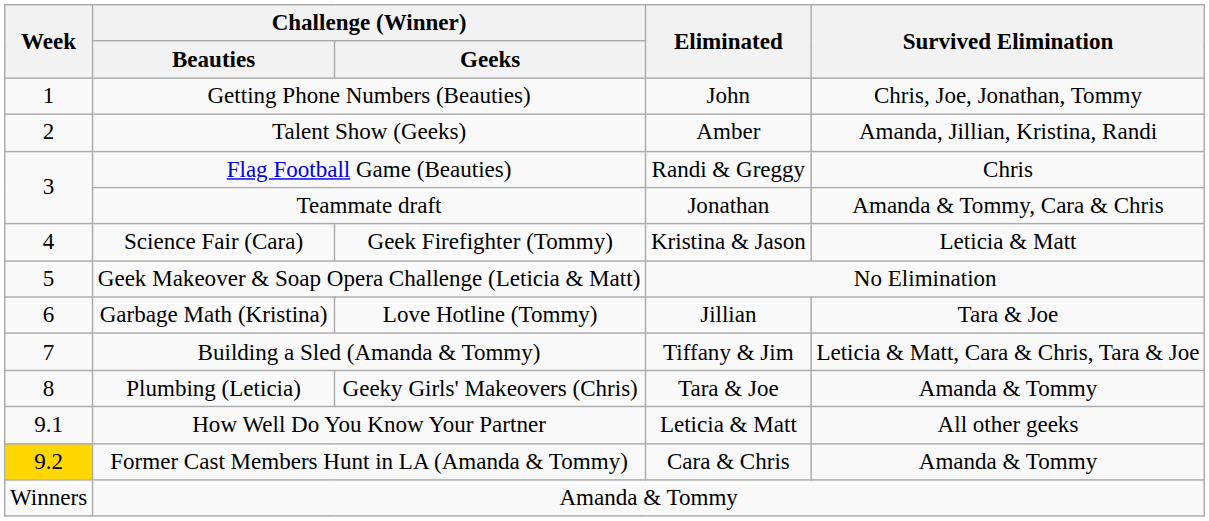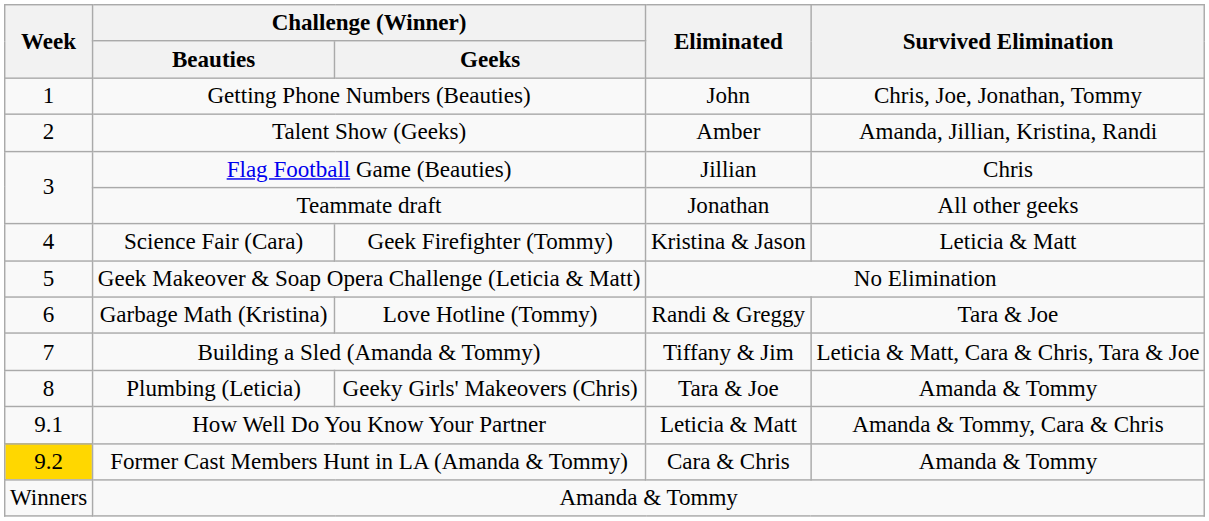(728, 168) Randi & Greggy -> (728, 168) Jillian
(1008, 205) Amanda & Tommy, Cara & Chris -> (1008, 205) All other geeks
(728, 315) Jillian -> (728, 315) Randi & Greggy
(1008, 424) All other geeks -> (1008, 424) Amanda & Tommy, Cara & Chris
